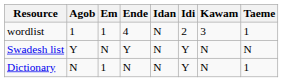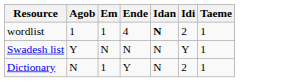- column: (219, 13)
(157, 31) normal -> (157, 31) bold
(127, 49) Y -> (127, 49) N
(248, 49) N -> (203, 49) 1
(127, 67) N -> (127, 67) Y
(185, 67) Y -> (184, 67) 2
